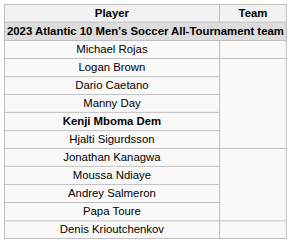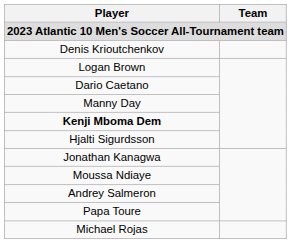rows swapped: (112, 229) <-> (112, 49)
